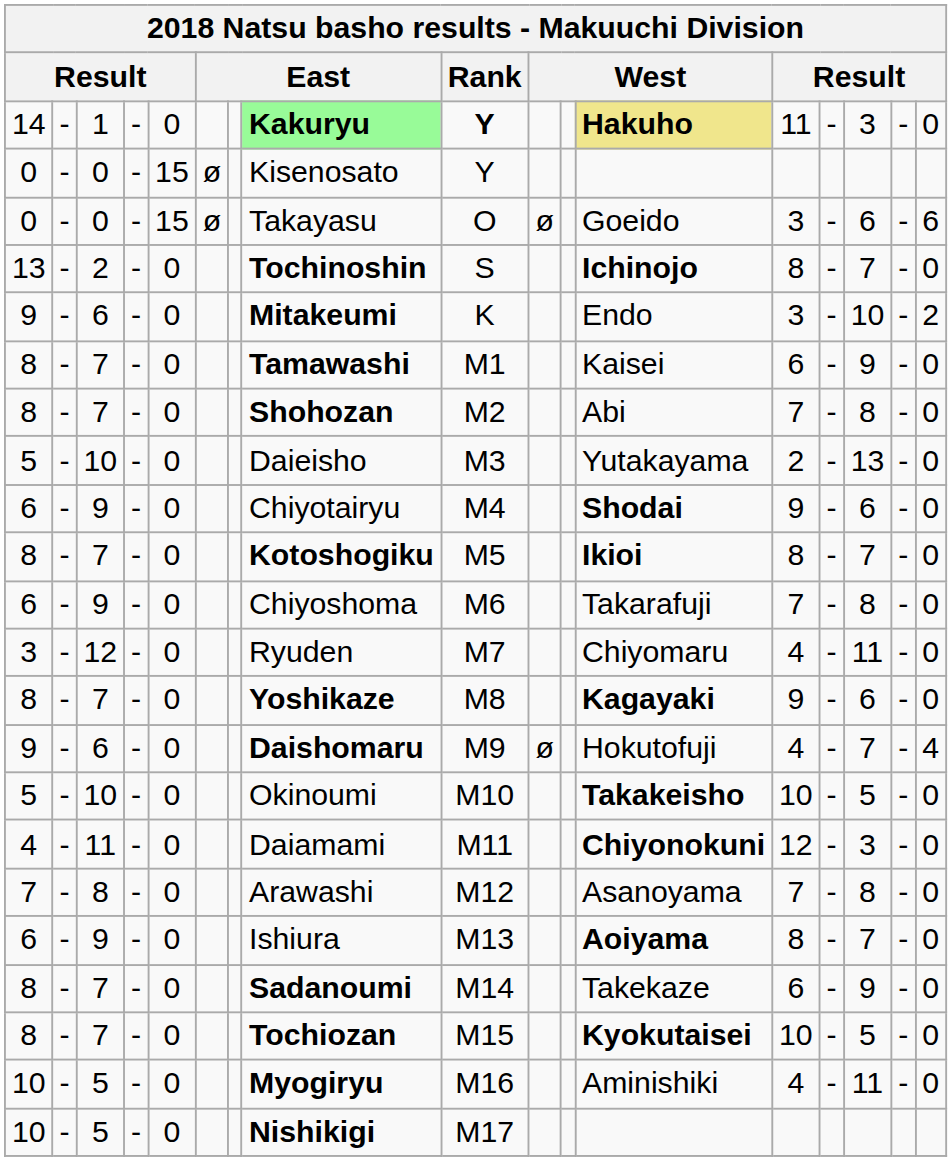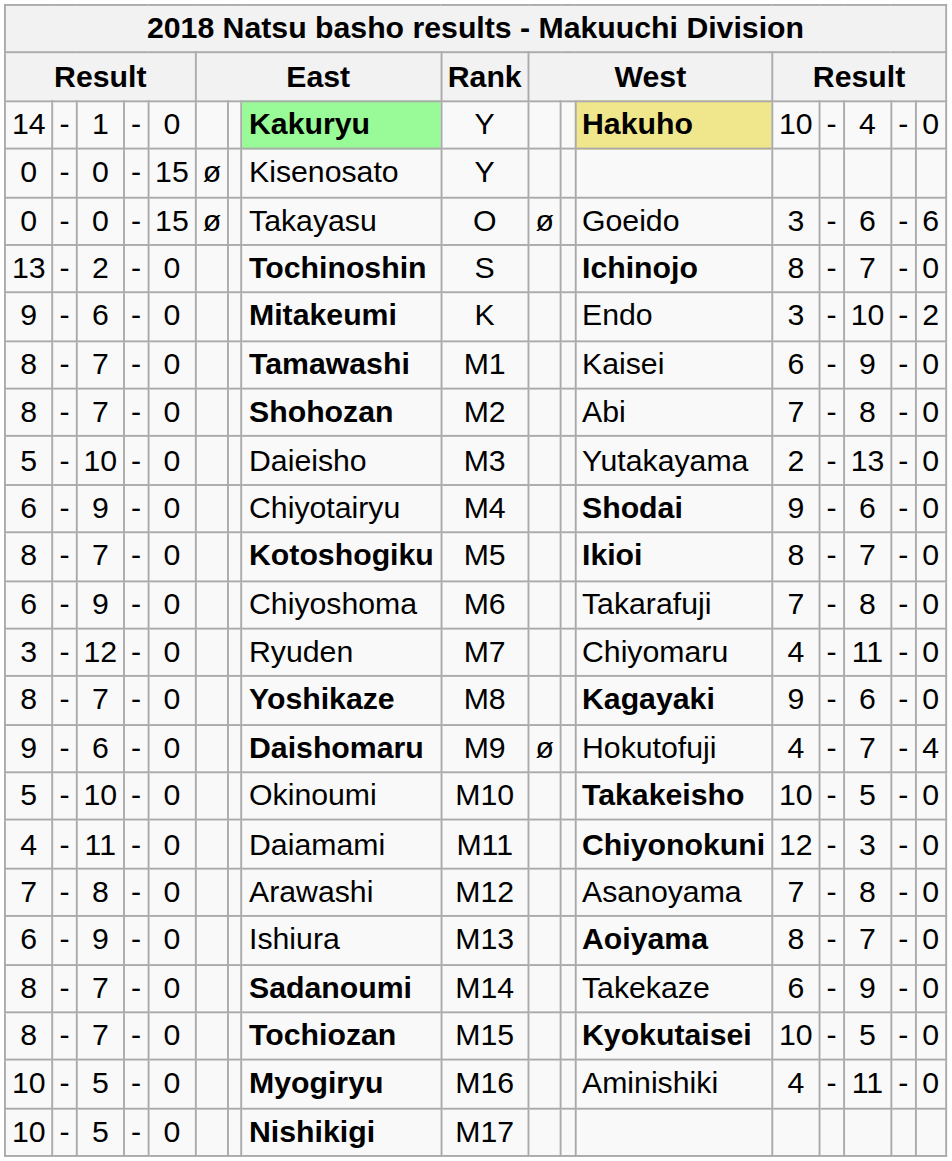(485, 124) bold -> (485, 124) normal
(796, 124) 11 -> (796, 124) 10
(867, 124) 3 -> (867, 124) 4
